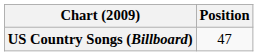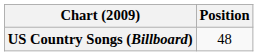(224, 39) 47 -> (224, 39) 48
